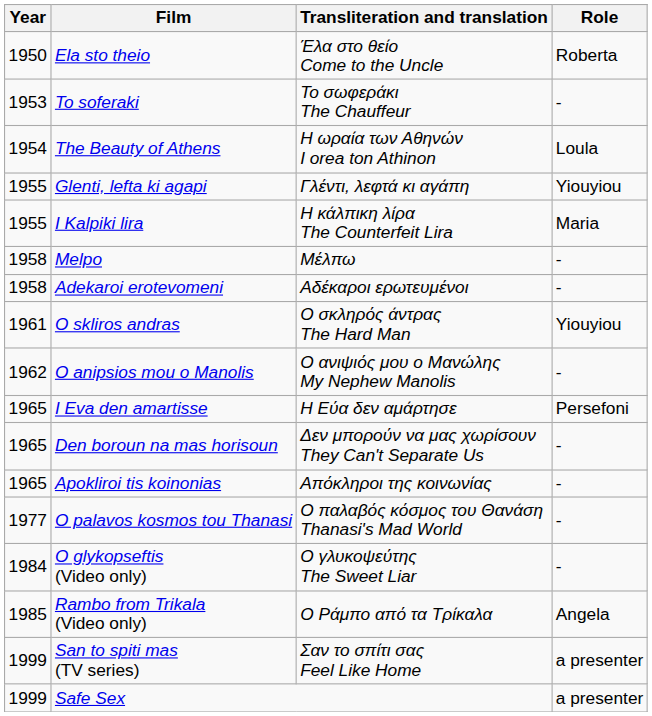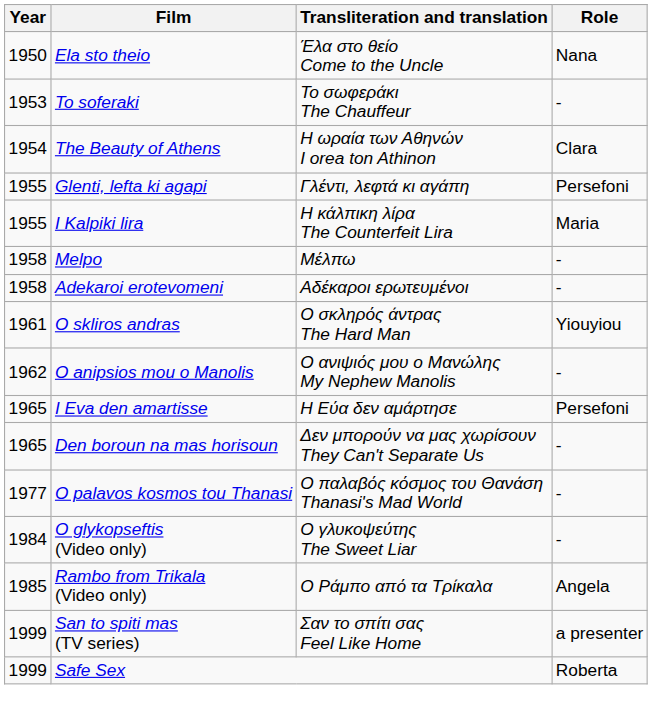(587, 55) Roberta -> (576, 55) Nana
(577, 149) Loula -> (576, 149) Clara
(589, 186) Yiouyiou -> (592, 186) Persefoni
- row: (138, 483)
(600, 697) a presenter -> (587, 670) Roberta
